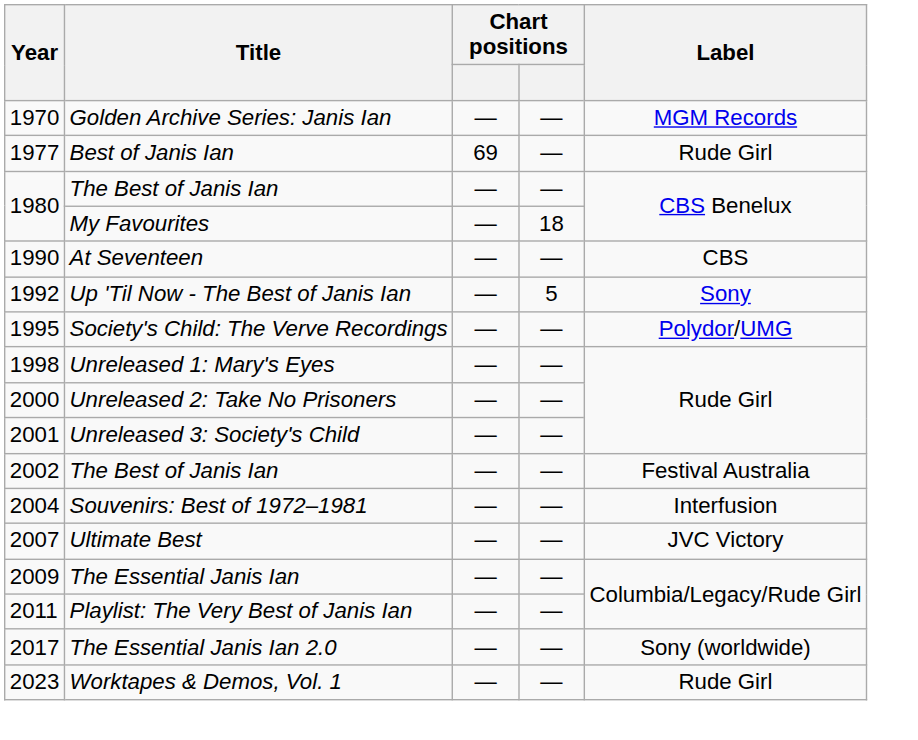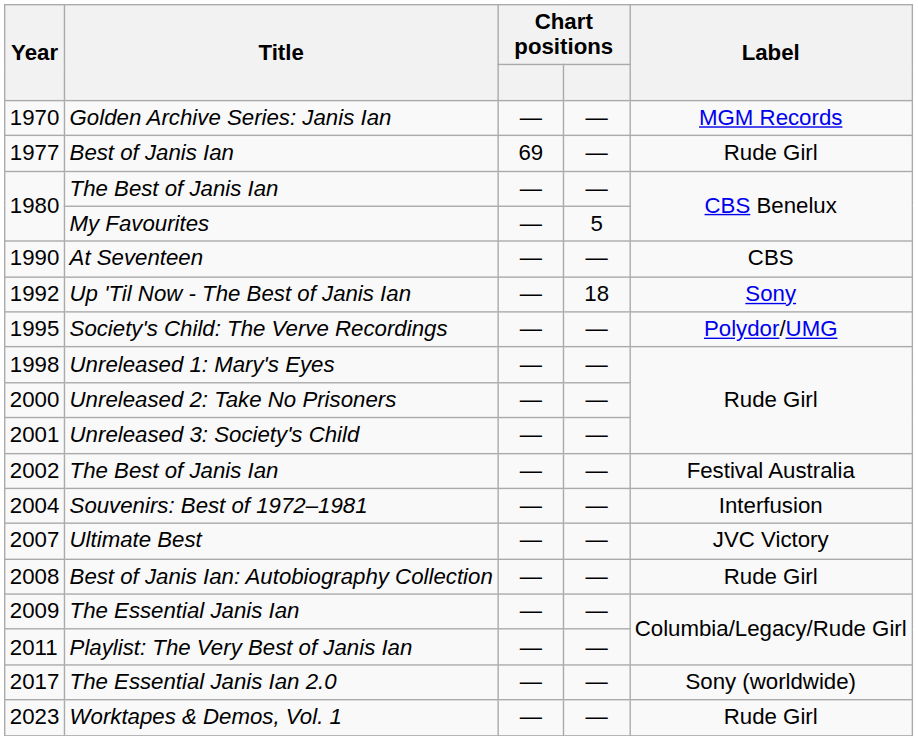(551, 223) 18 -> (597, 223) 5
(551, 294) 5 -> (597, 294) 18
+ row: (35, 576)
